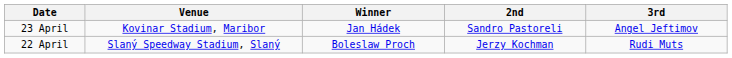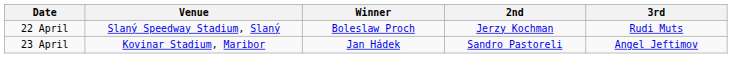rows swapped: (45, 45) <-> (45, 29)
